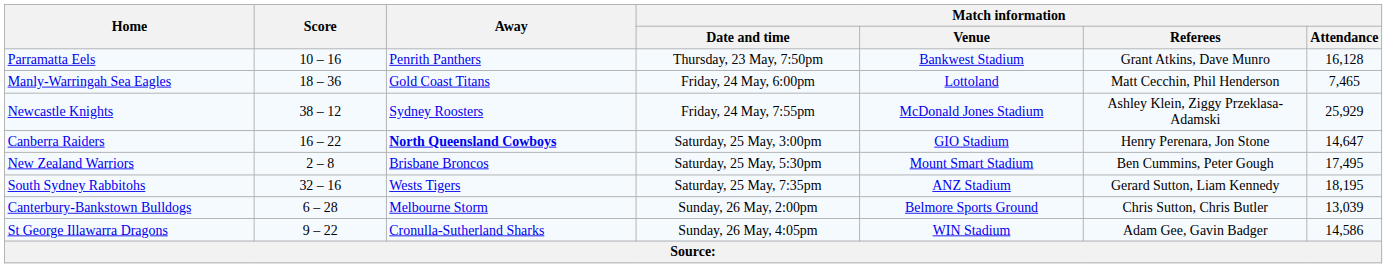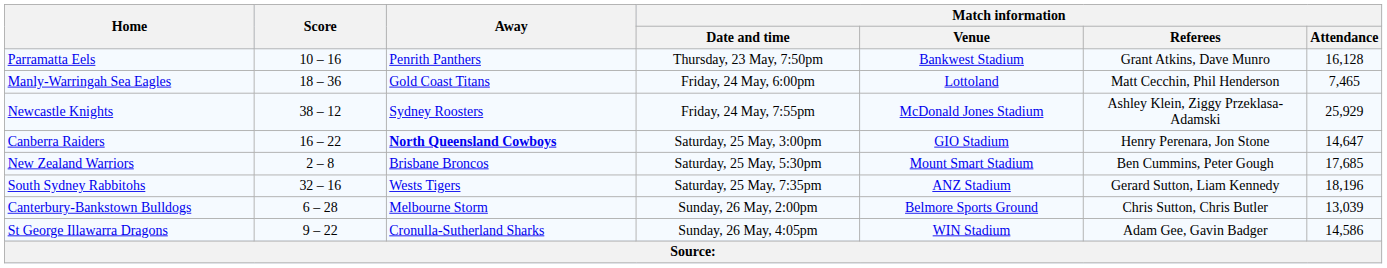(1344, 163) 17,495 -> (1344, 163) 17,685
(1344, 185) 18,195 -> (1344, 185) 18,196
